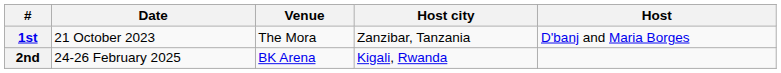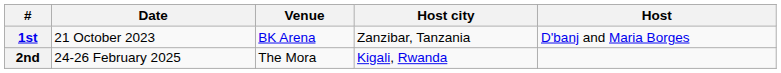(287, 37) The Mora -> (287, 37) BK Arena
(287, 58) BK Arena -> (287, 58) The Mora
